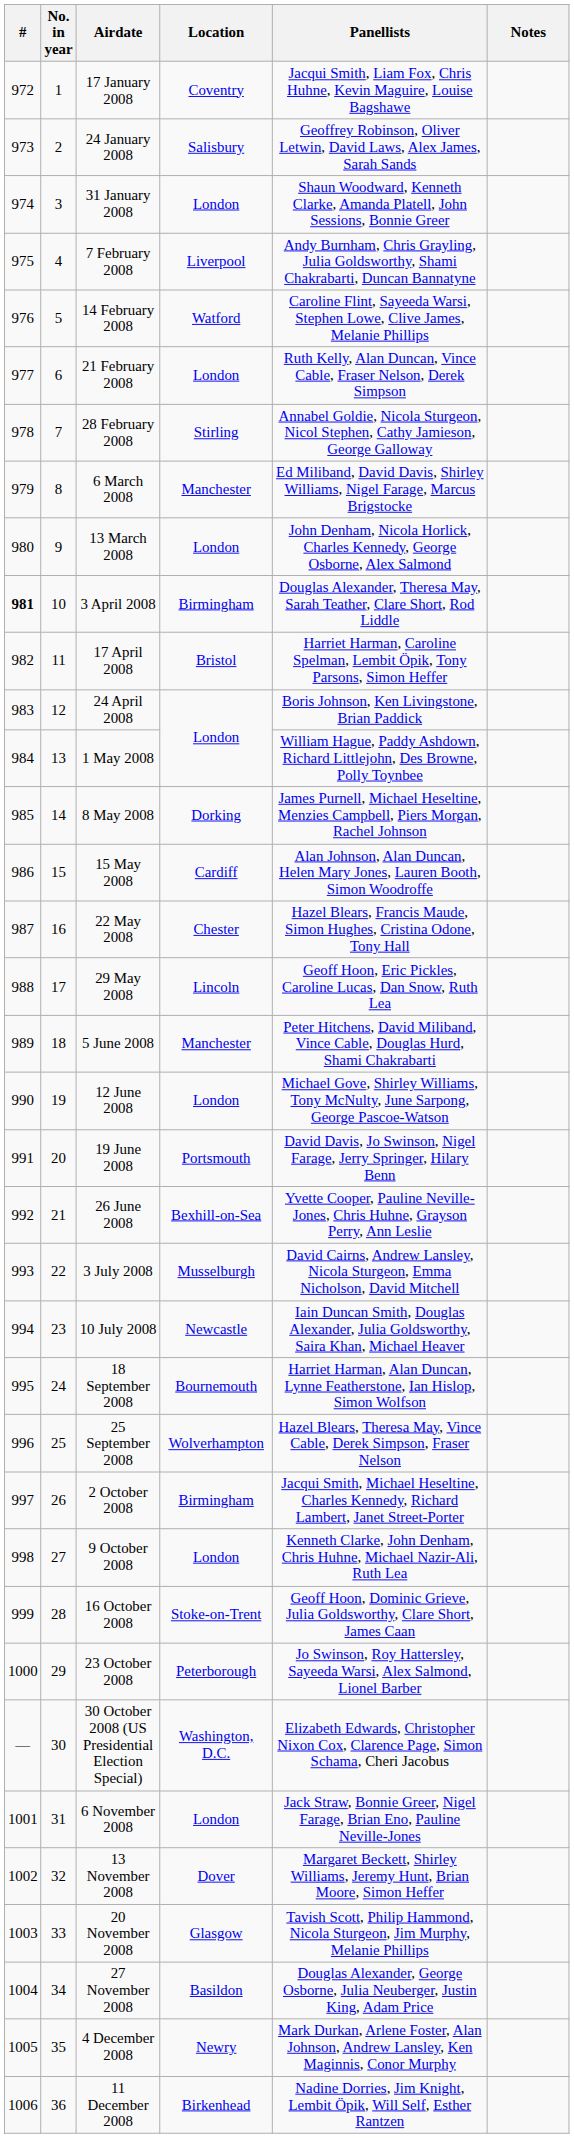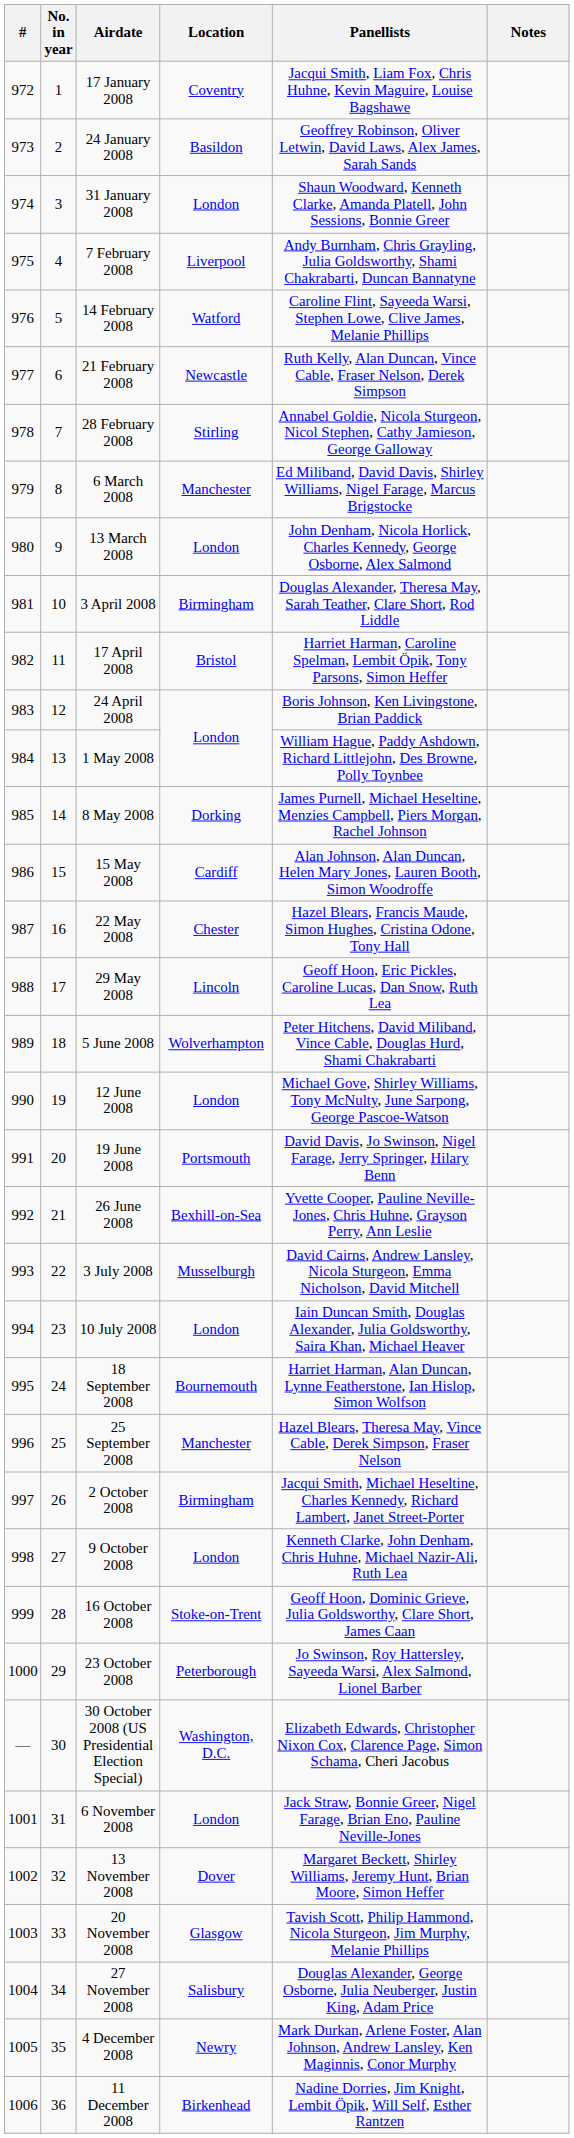(216, 147) Salisbury -> (216, 147) Basildon
(216, 375) London -> (216, 375) Newcastle
(23, 603) bold -> (23, 603) normal
(216, 1043) Manchester -> (216, 1043) Wolverhampton
(216, 1329) Newcastle -> (216, 1329) London
(216, 1443) Wolverhampton -> (216, 1443) Manchester
(216, 1990) Basildon -> (216, 1990) Salisbury
